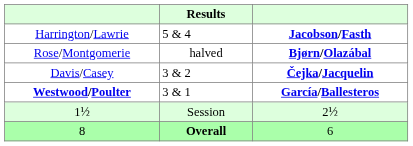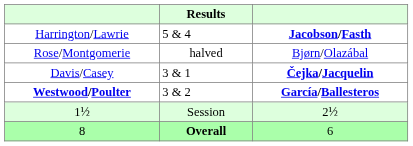(330, 53) bold -> (330, 53) normal
(177, 72) 3 & 2 -> (177, 72) 3 & 1
(177, 92) 3 & 1 -> (177, 92) 3 & 2
